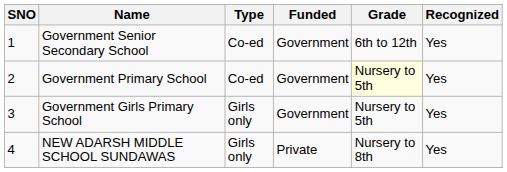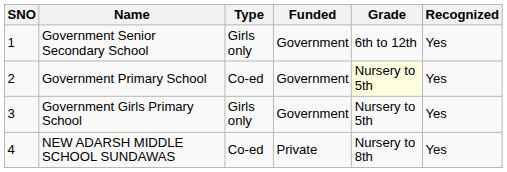(246, 43) Co-ed -> (241, 43) Girls only
(241, 149) Girls only -> (246, 149) Co-ed
